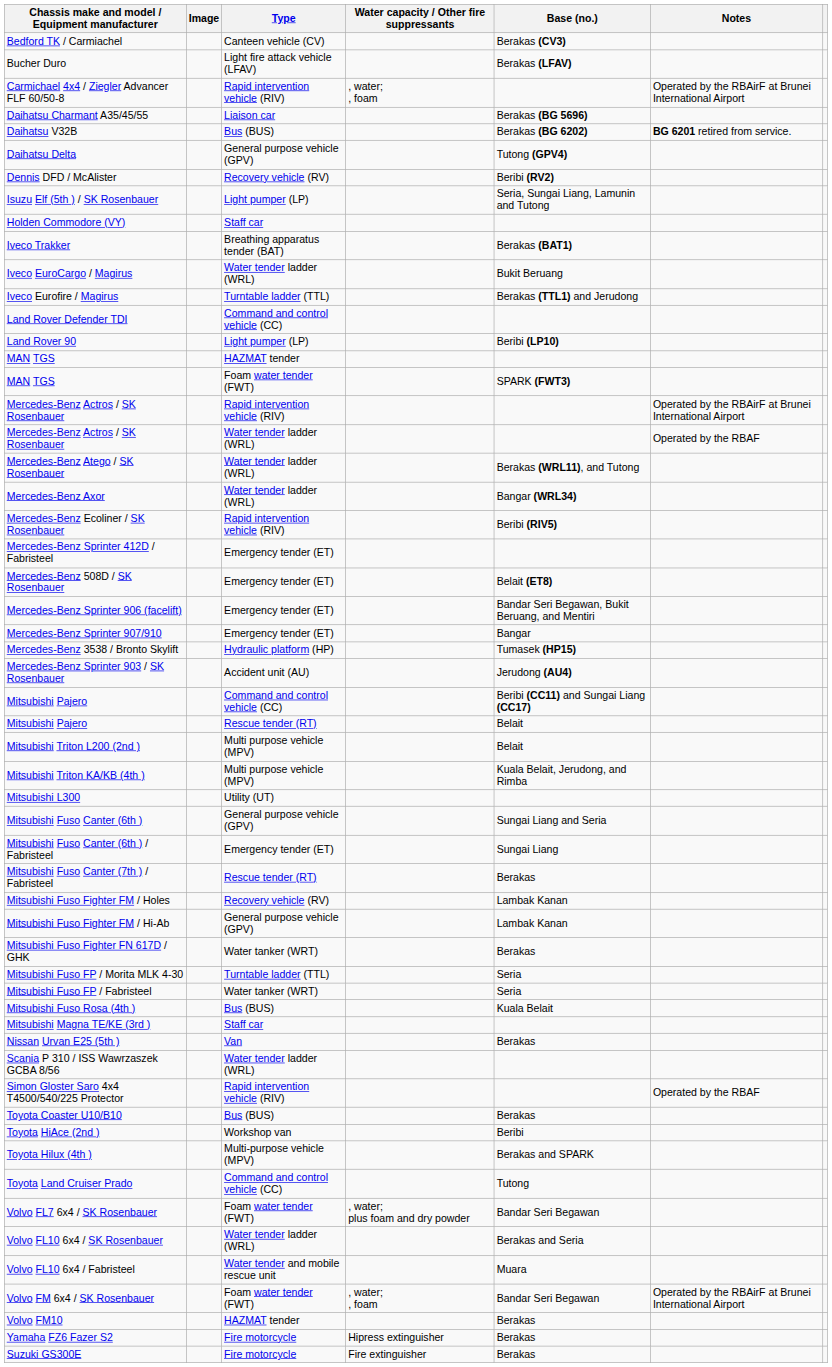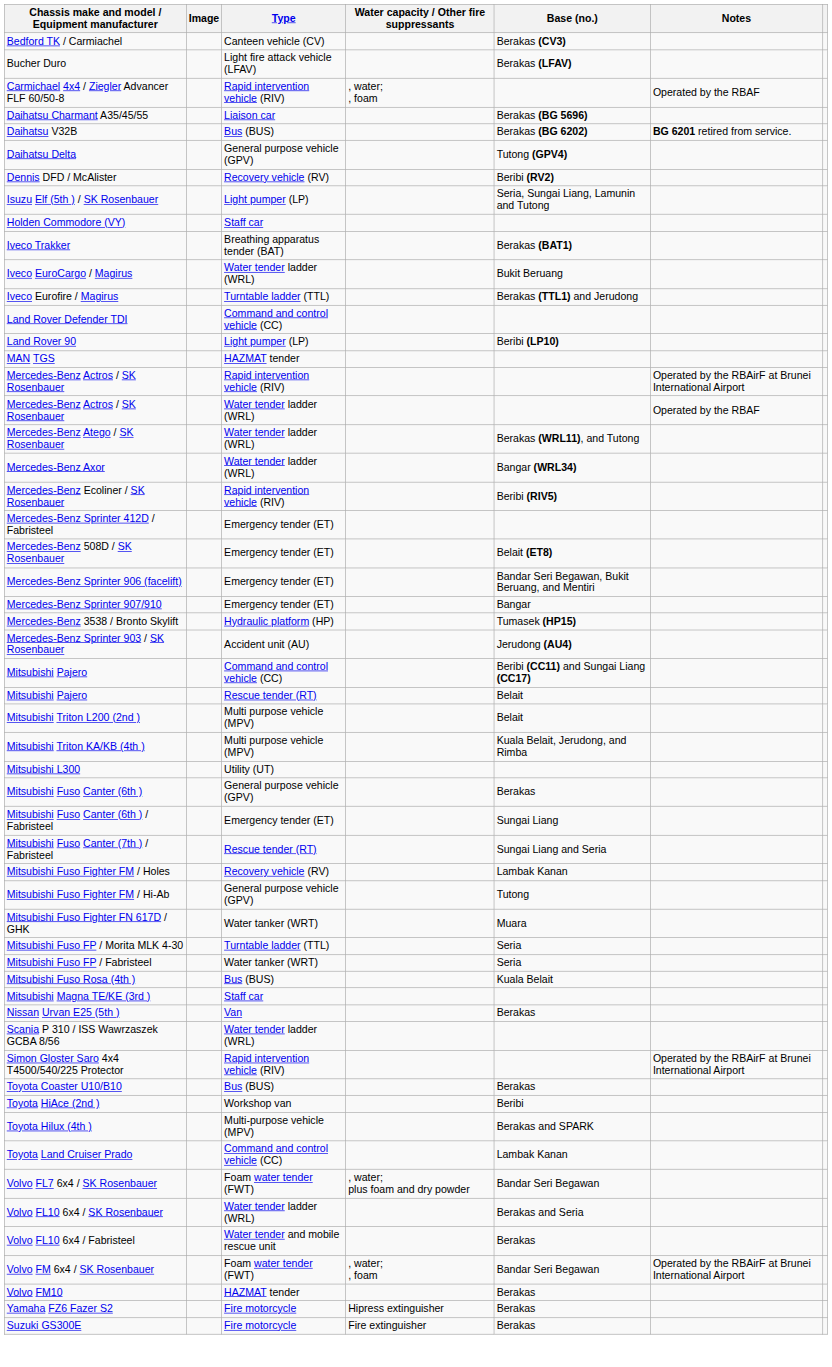(732, 92) Operated by the RBAirF at Brunei International Airport -> (706, 92) Operated by the RBAF
- row: (31, 381)
(552, 820) Sungai Liang and Seria -> (516, 792) Berakas
(516, 878) Berakas -> (552, 849) Sungai Liang and Seria
(532, 923) Lambak Kanan -> (513, 894) Tutong
(516, 952) Berakas -> (512, 923) Muara
(706, 1093) Operated by the RBAF -> (732, 1064) Operated by the RBAirF at Brunei International Airport
(513, 1183) Tutong -> (532, 1155) Lambak Kanan
(512, 1269) Muara -> (516, 1241) Berakas
